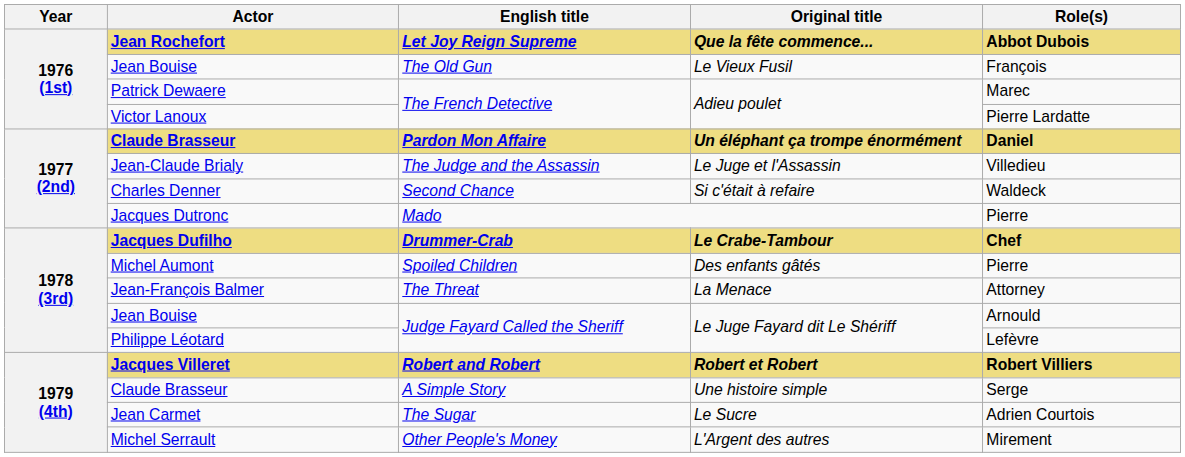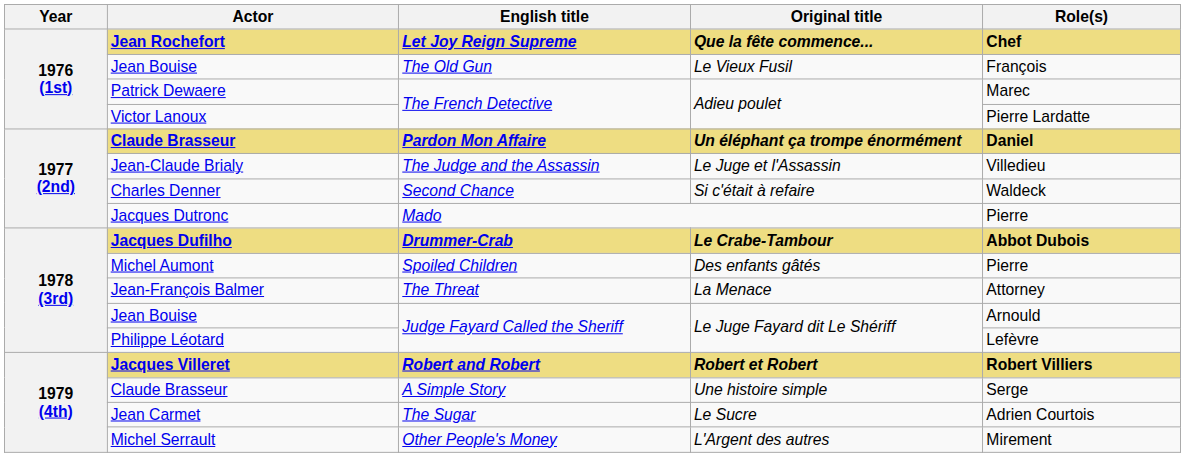(1038, 41) Abbot Dubois -> (1004, 41) Chef
(1004, 240) Chef -> (1038, 240) Abbot Dubois
